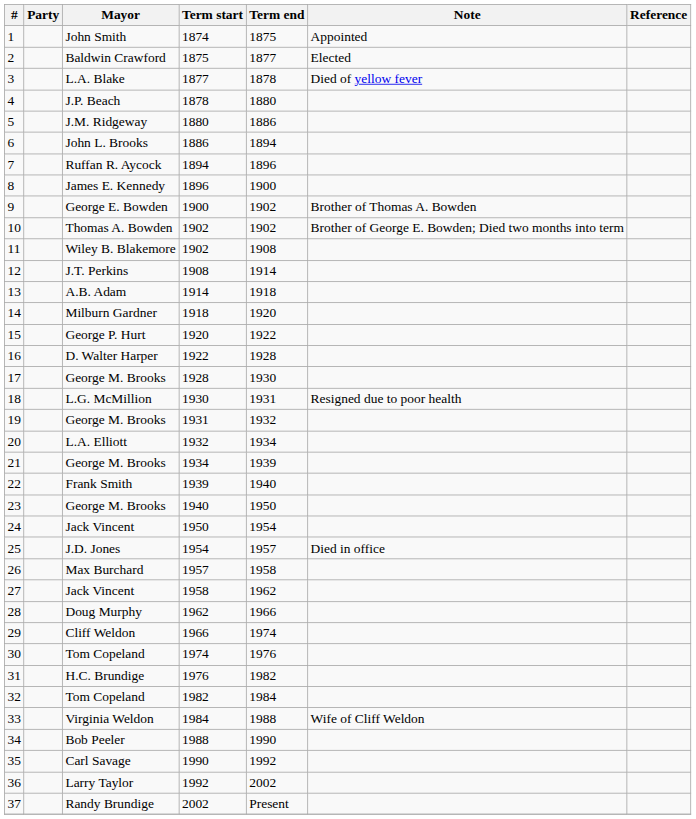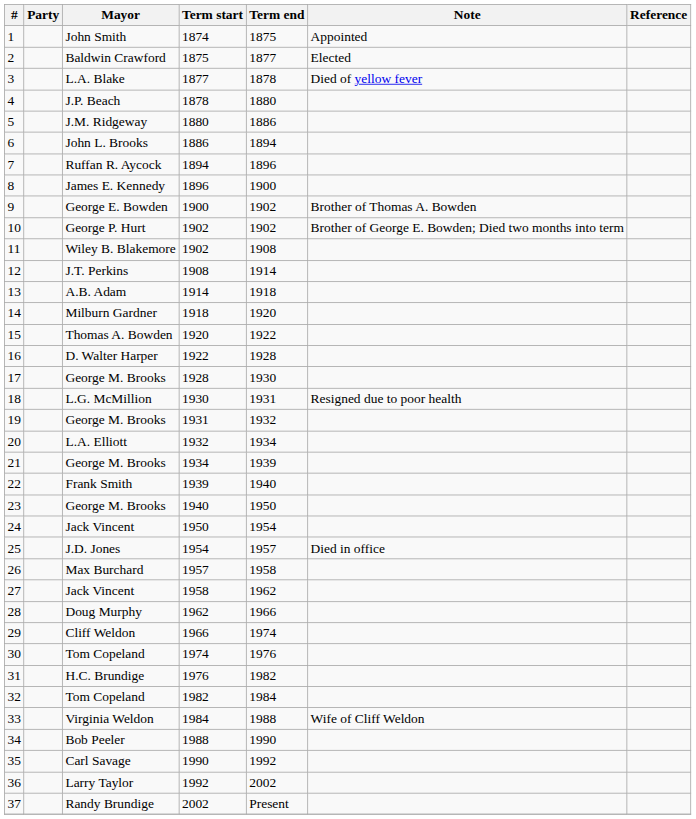(119, 228) Thomas A. Bowden -> (105, 228) George P. Hurt
(105, 334) George P. Hurt -> (119, 334) Thomas A. Bowden
